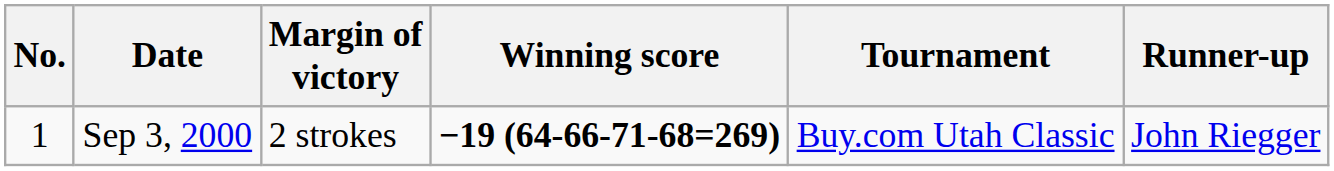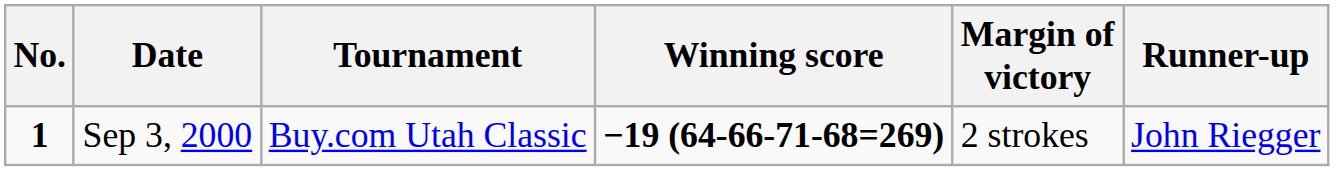columns swapped: (956, 55) <-> (346, 55)
(40, 135) normal -> (40, 135) bold
